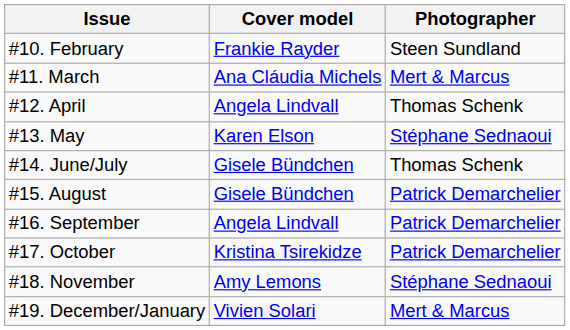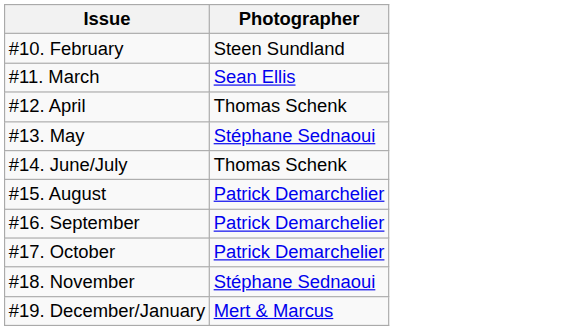- column: (298, 19)
(450, 77) Mert & Marcus -> (255, 77) Sean Ellis
